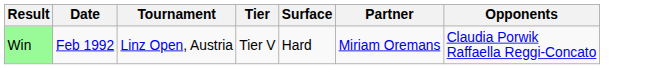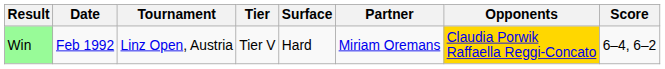+ column: (629, 15)
(521, 44) no background -> (521, 44) gold background
